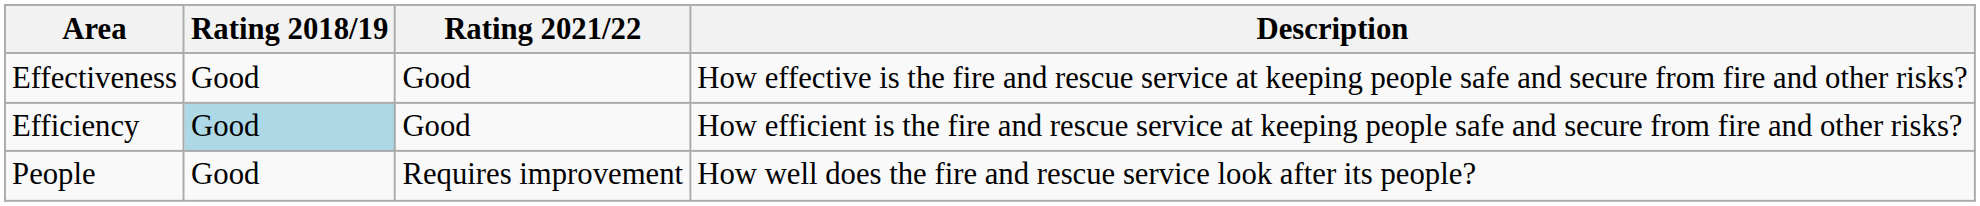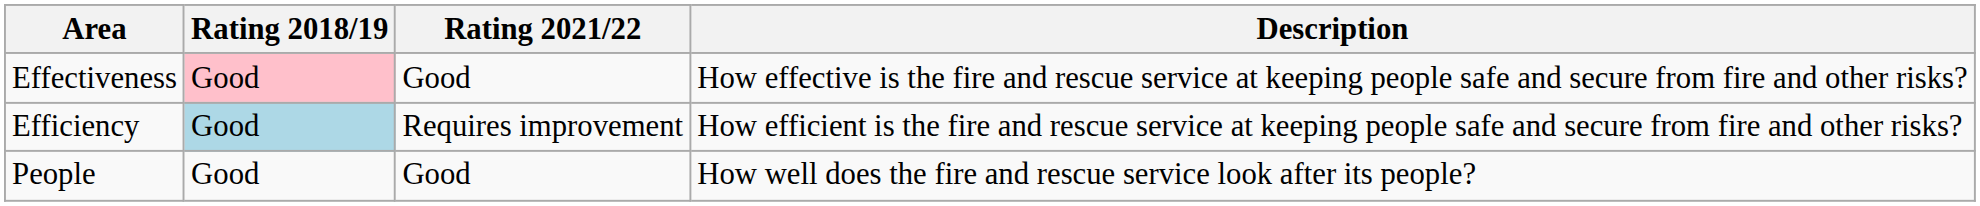(225, 77) no background -> (225, 77) pink background
(437, 126) Good -> (543, 126) Requires improvement
(543, 175) Requires improvement -> (437, 175) Good
